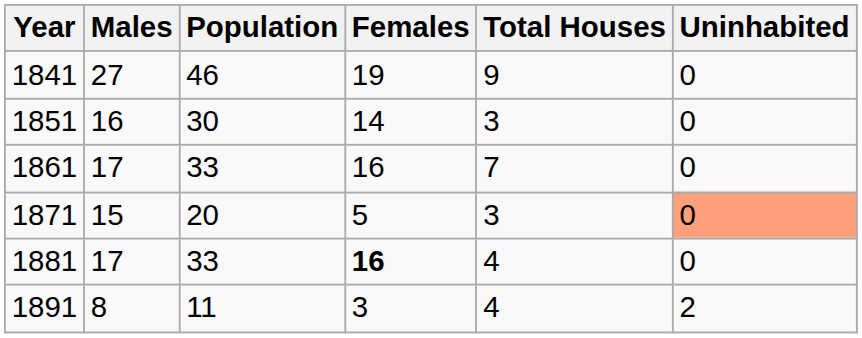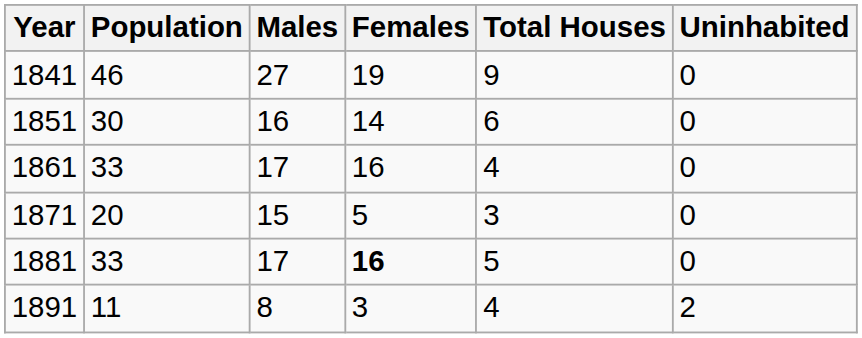columns swapped: (262, 27) <-> (132, 27)
(491, 121) 3 -> (491, 121) 6
(491, 167) 7 -> (491, 167) 4
(688, 214) lightsalmon background -> (688, 214) no background
(491, 261) 4 -> (491, 261) 5
